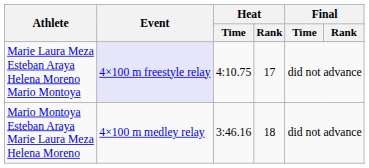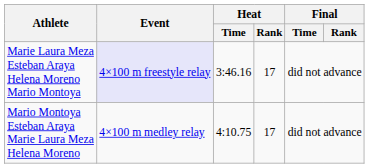(234, 72) 4:10.75 -> (234, 72) 3:46.16
(234, 133) 3:46.16 -> (234, 133) 4:10.75
(269, 133) 18 -> (269, 133) 17
